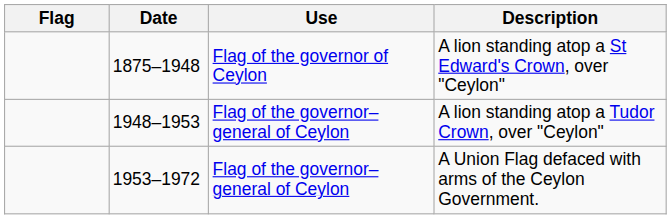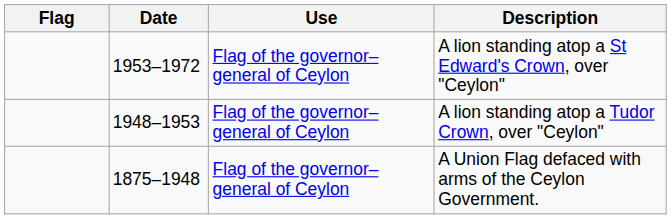(156, 65) 1875–1948 -> (156, 65) 1953–1972
(300, 65) Flag of the governor of Ceylon -> (296, 65) Flag of the governor–general of Ceylon
(156, 179) 1953–1972 -> (156, 179) 1875–1948
